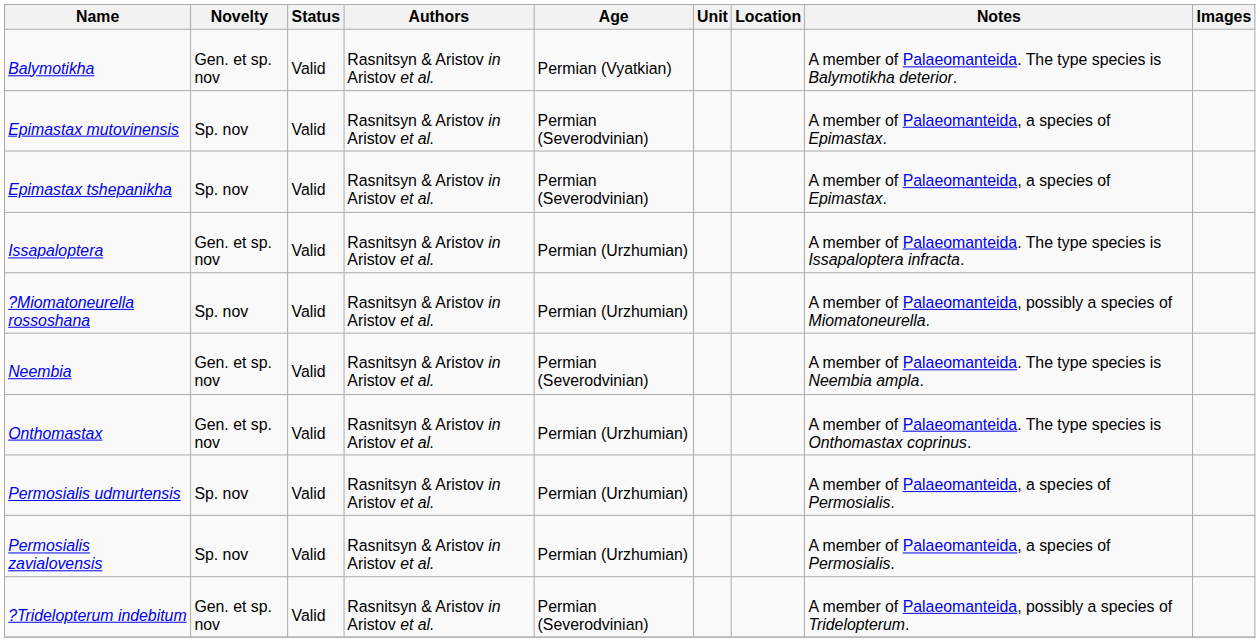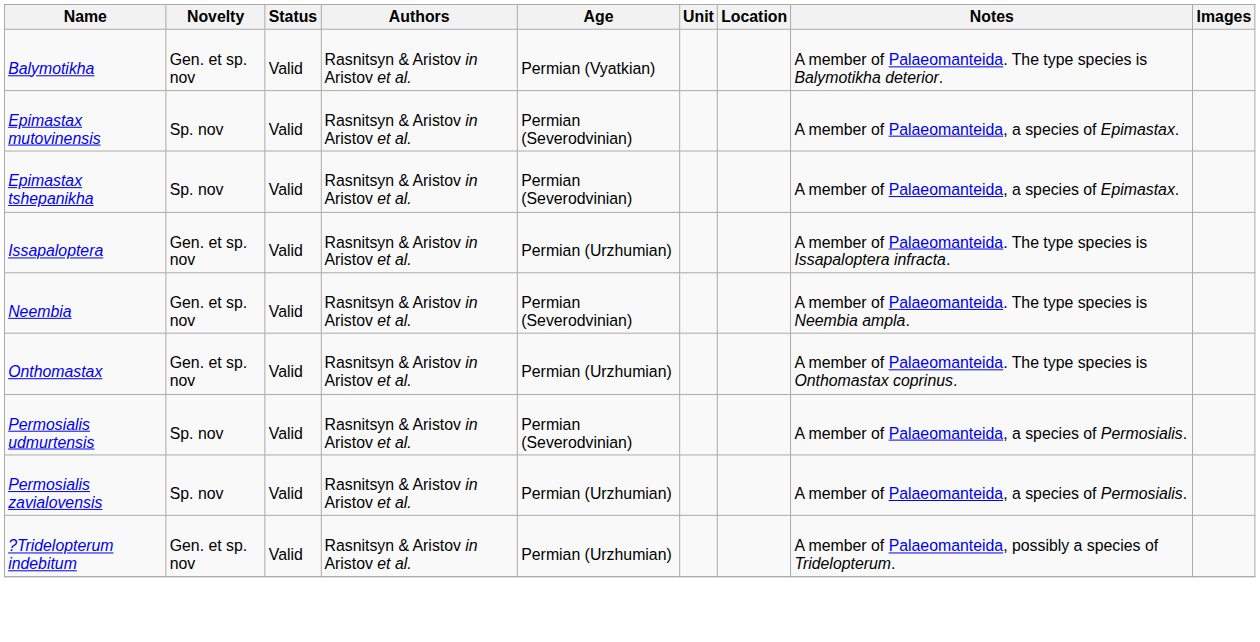- row: (71, 311)
(613, 494) Permian (Urzhumian) -> (577, 433) Permian (Severodvinian)
(593, 615) Permian (Severodvinian) -> (596, 555) Permian (Urzhumian)
